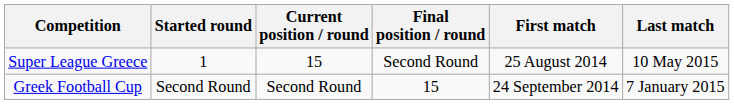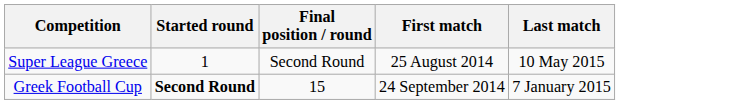- column: (314, 26)
(203, 86) normal -> (205, 86) bold
